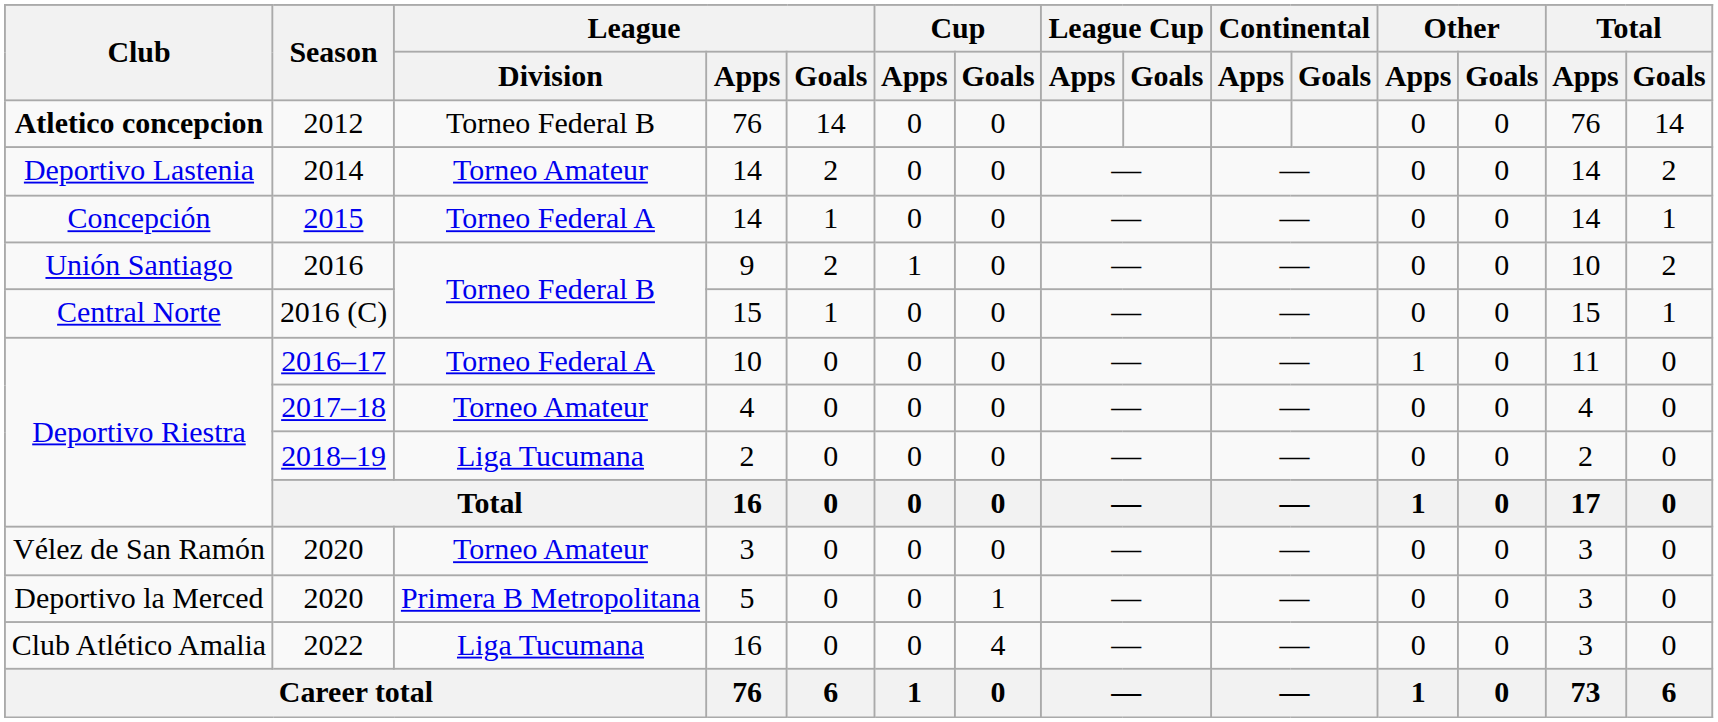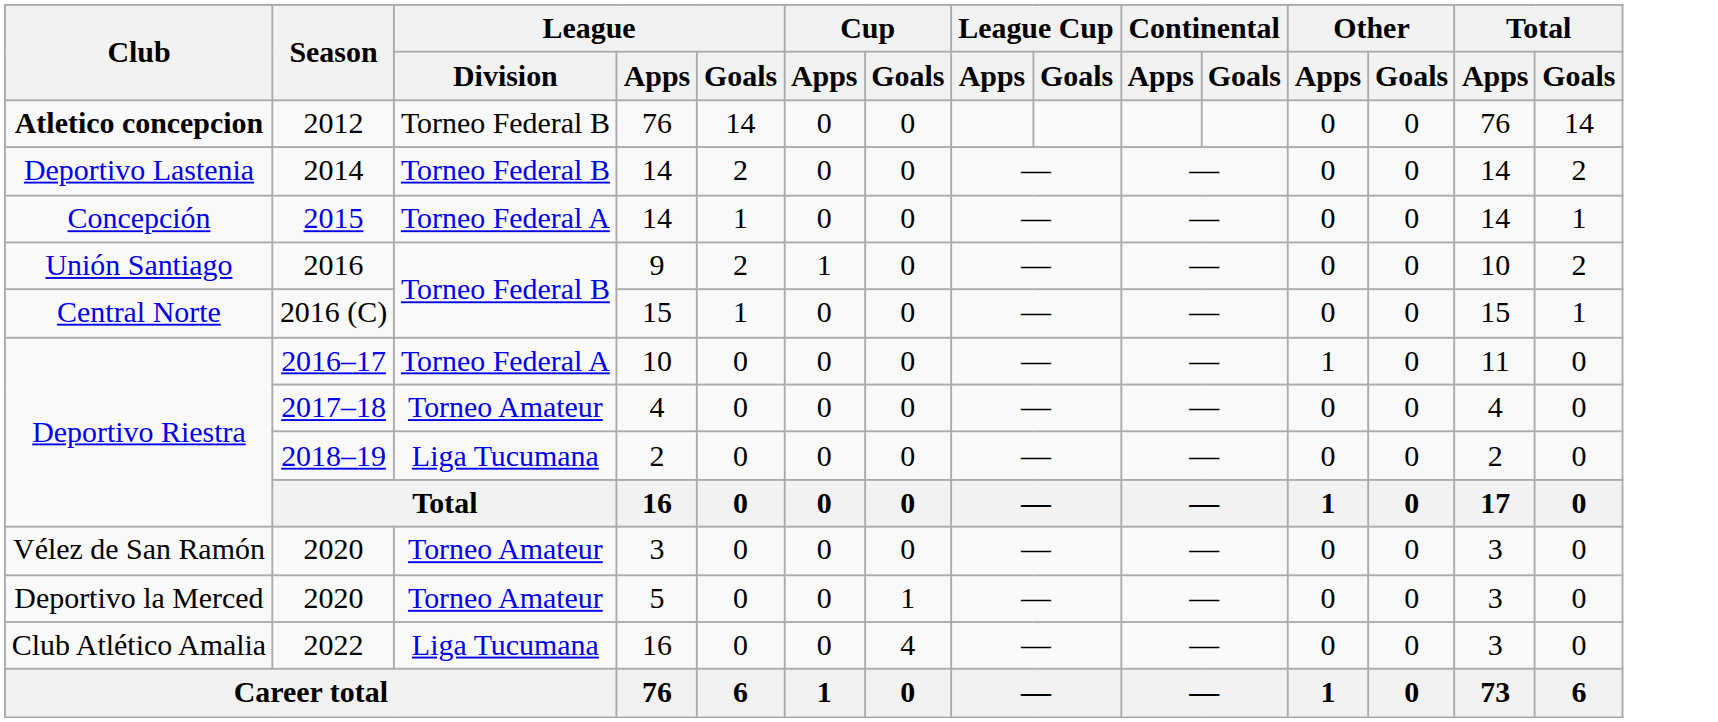(550, 170) Torneo Amateur -> (505, 170) Torneo Federal B
(550, 597) Primera B Metropolitana -> (505, 597) Torneo Amateur
